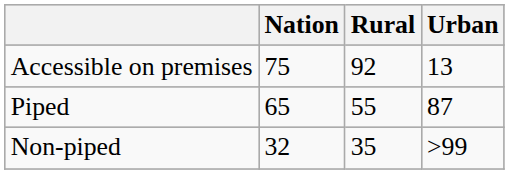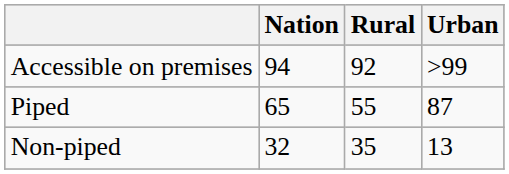(277, 65) 75 -> (277, 65) 94
(440, 65) 13 -> (447, 65) >99
(447, 147) >99 -> (440, 147) 13
